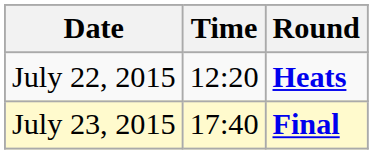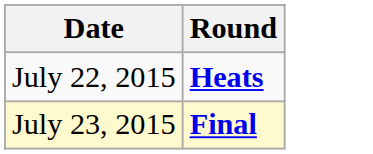- column: (224, 28)
